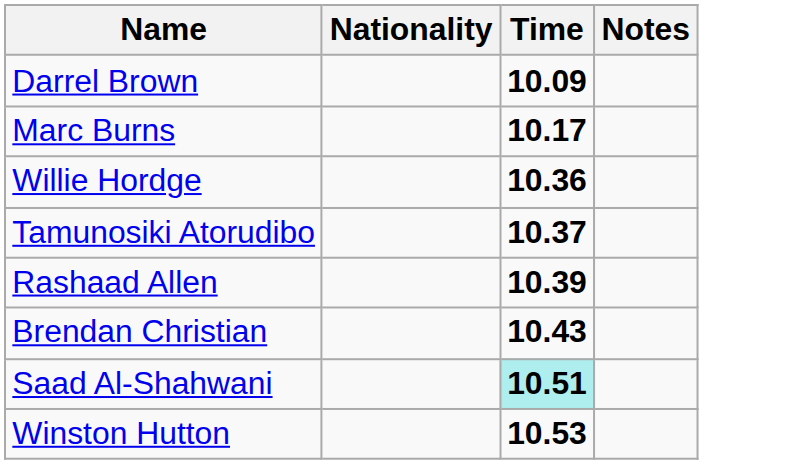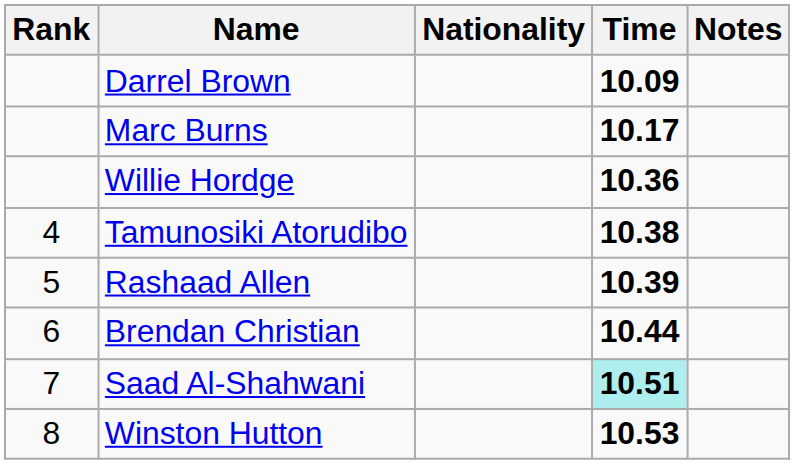+ column: (51, 29)
(547, 231) 10.37 -> (640, 231) 10.38
(547, 332) 10.43 -> (640, 332) 10.44
